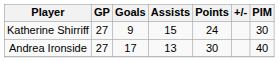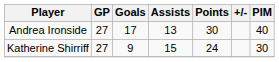rows swapped: (48, 48) <-> (48, 30)
